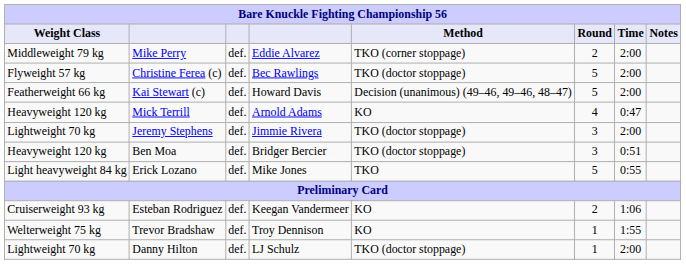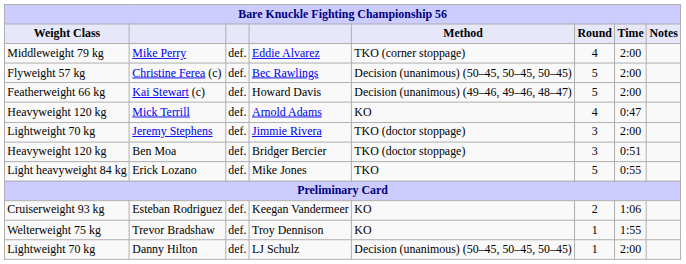(595, 53) 2 -> (595, 53) 4
(410, 72) TKO (doctor stoppage) -> (463, 72) Decision (unanimous) (50–45, 50–45, 50–45)
(410, 249) TKO (doctor stoppage) -> (463, 249) Decision (unanimous) (50–45, 50–45, 50–45)
